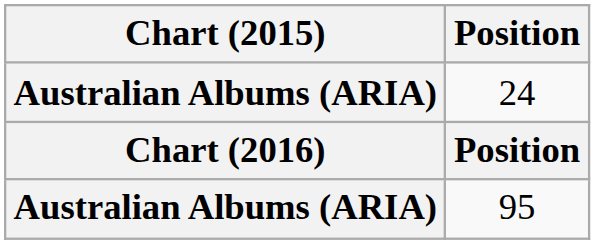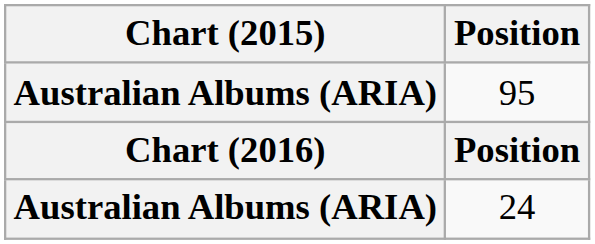rows swapped: (517, 91) <-> (517, 207)
